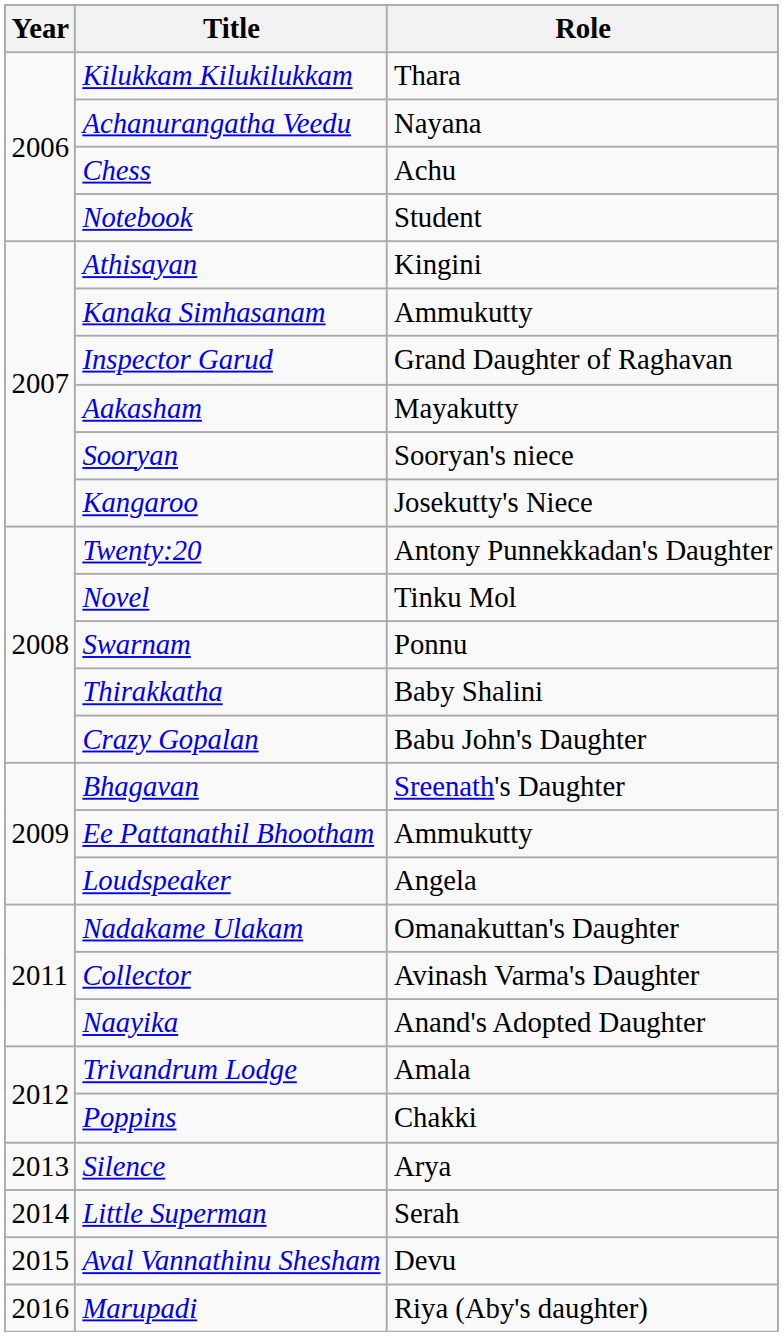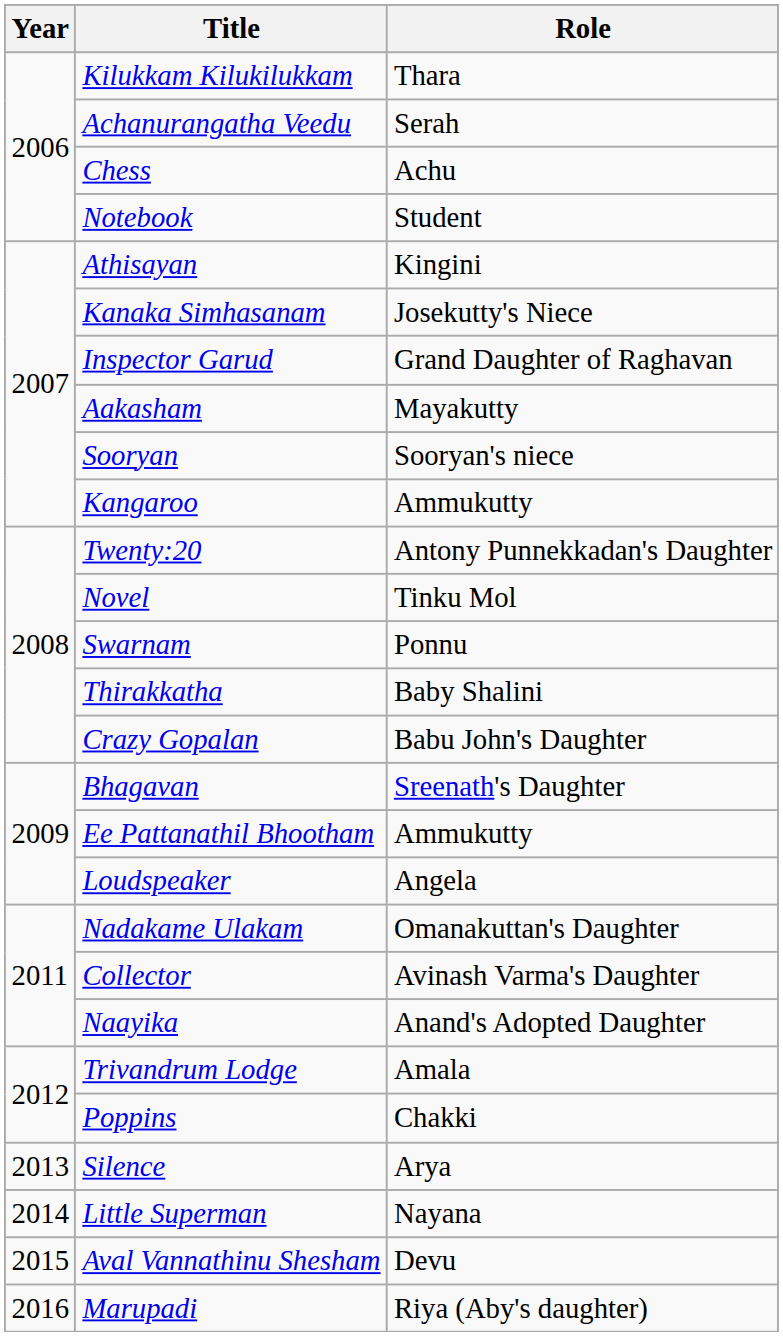(438, 123) Nayana -> (427, 123) Serah
(463, 312) Ammukutty -> (493, 312) Josekutty's Niece
(493, 502) Josekutty's Niece -> (463, 502) Ammukutty
(427, 1212) Serah -> (438, 1212) Nayana
